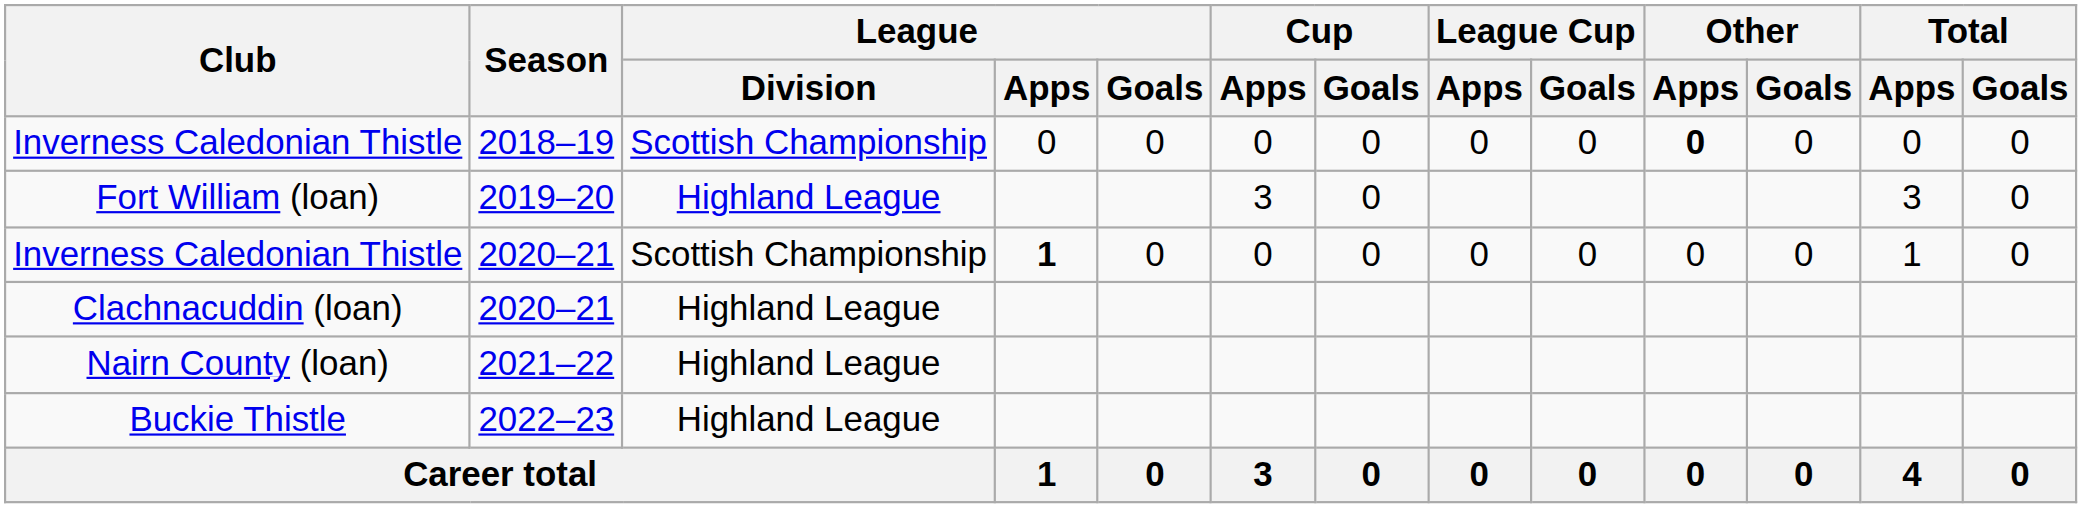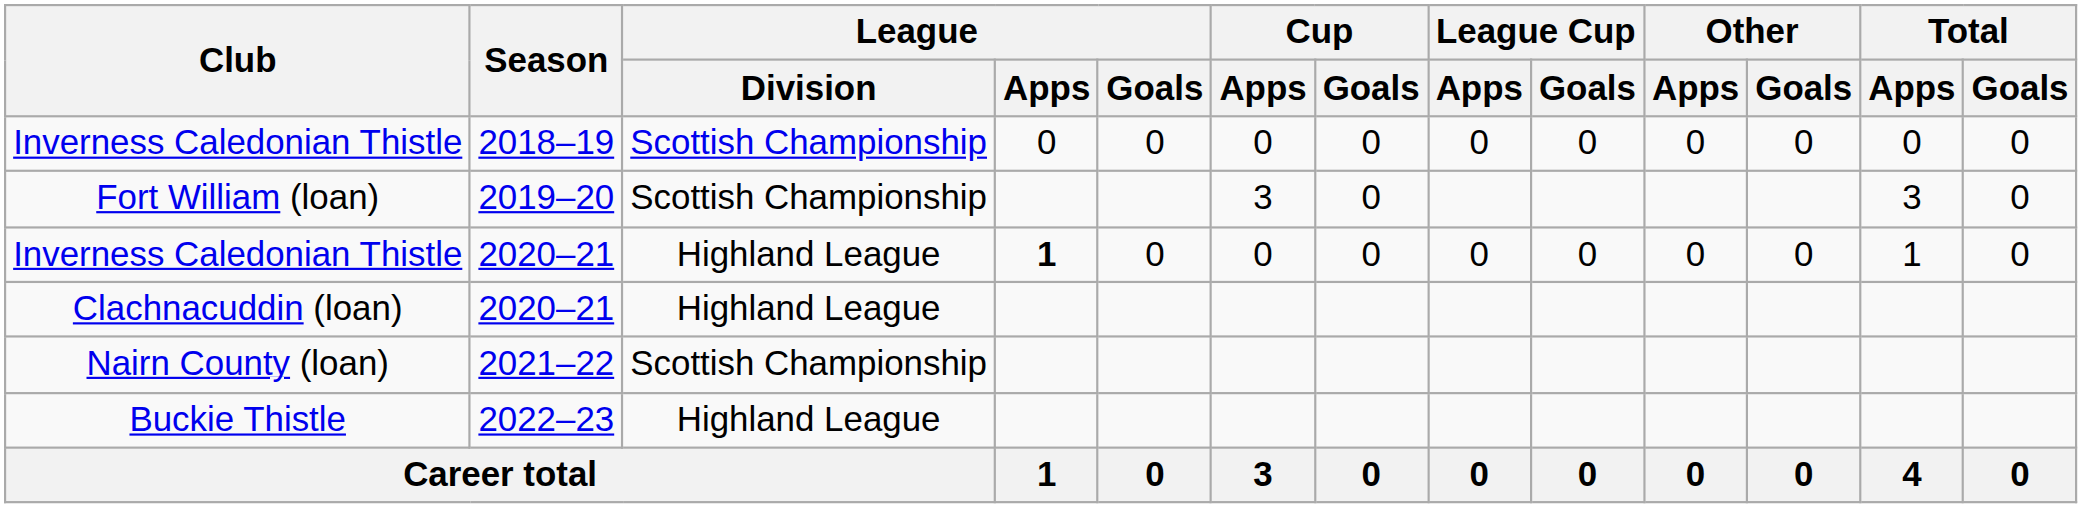(1696, 142) bold -> (1696, 142) normal
(809, 198) Highland League -> (809, 198) Scottish Championship
(809, 253) Scottish Championship -> (809, 253) Highland League
(809, 364) Highland League -> (809, 364) Scottish Championship
